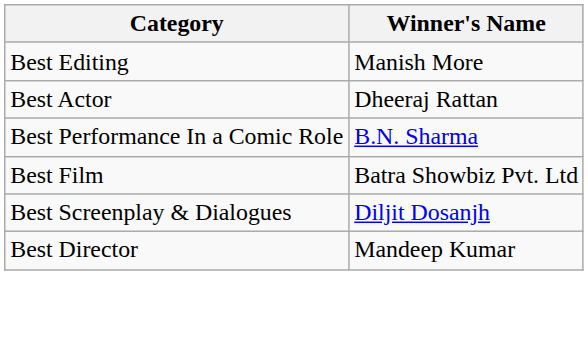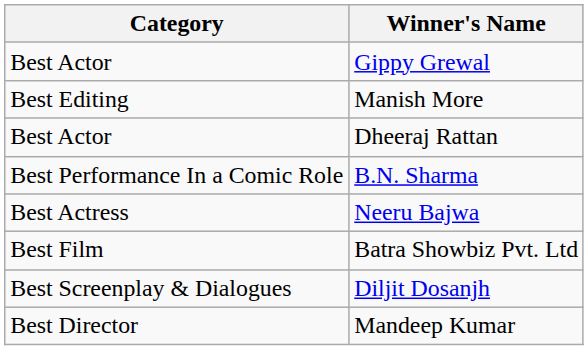+ row: (422, 61)
+ row: (417, 212)
